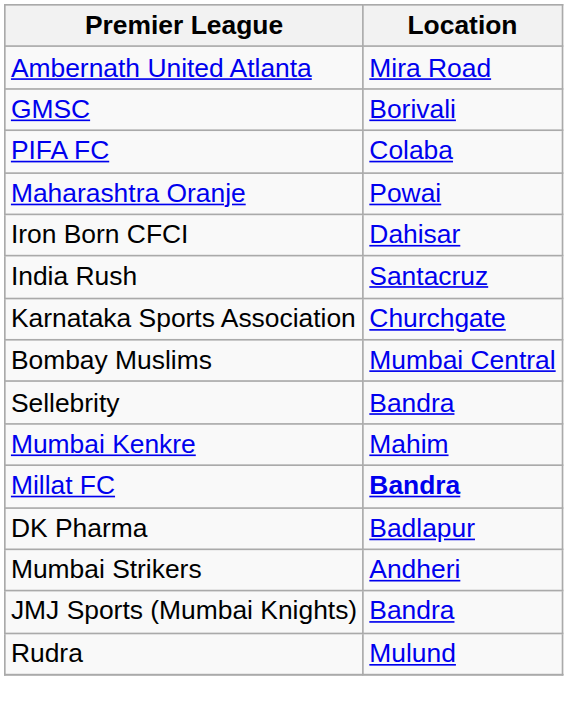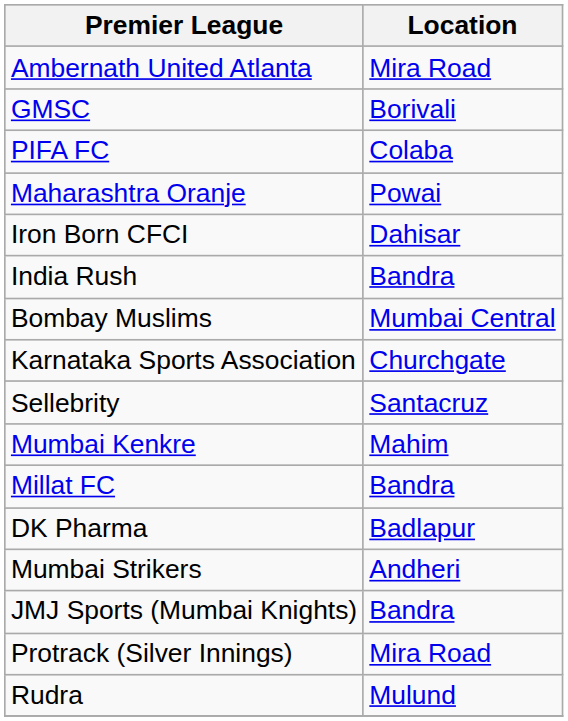(429, 276) Santacruz -> (412, 276) Bandra
rows swapped: (183, 318) <-> (111, 360)
(412, 402) Bandra -> (429, 402) Santacruz
(415, 485) bold -> (412, 485) normal
+ row: (152, 653)
